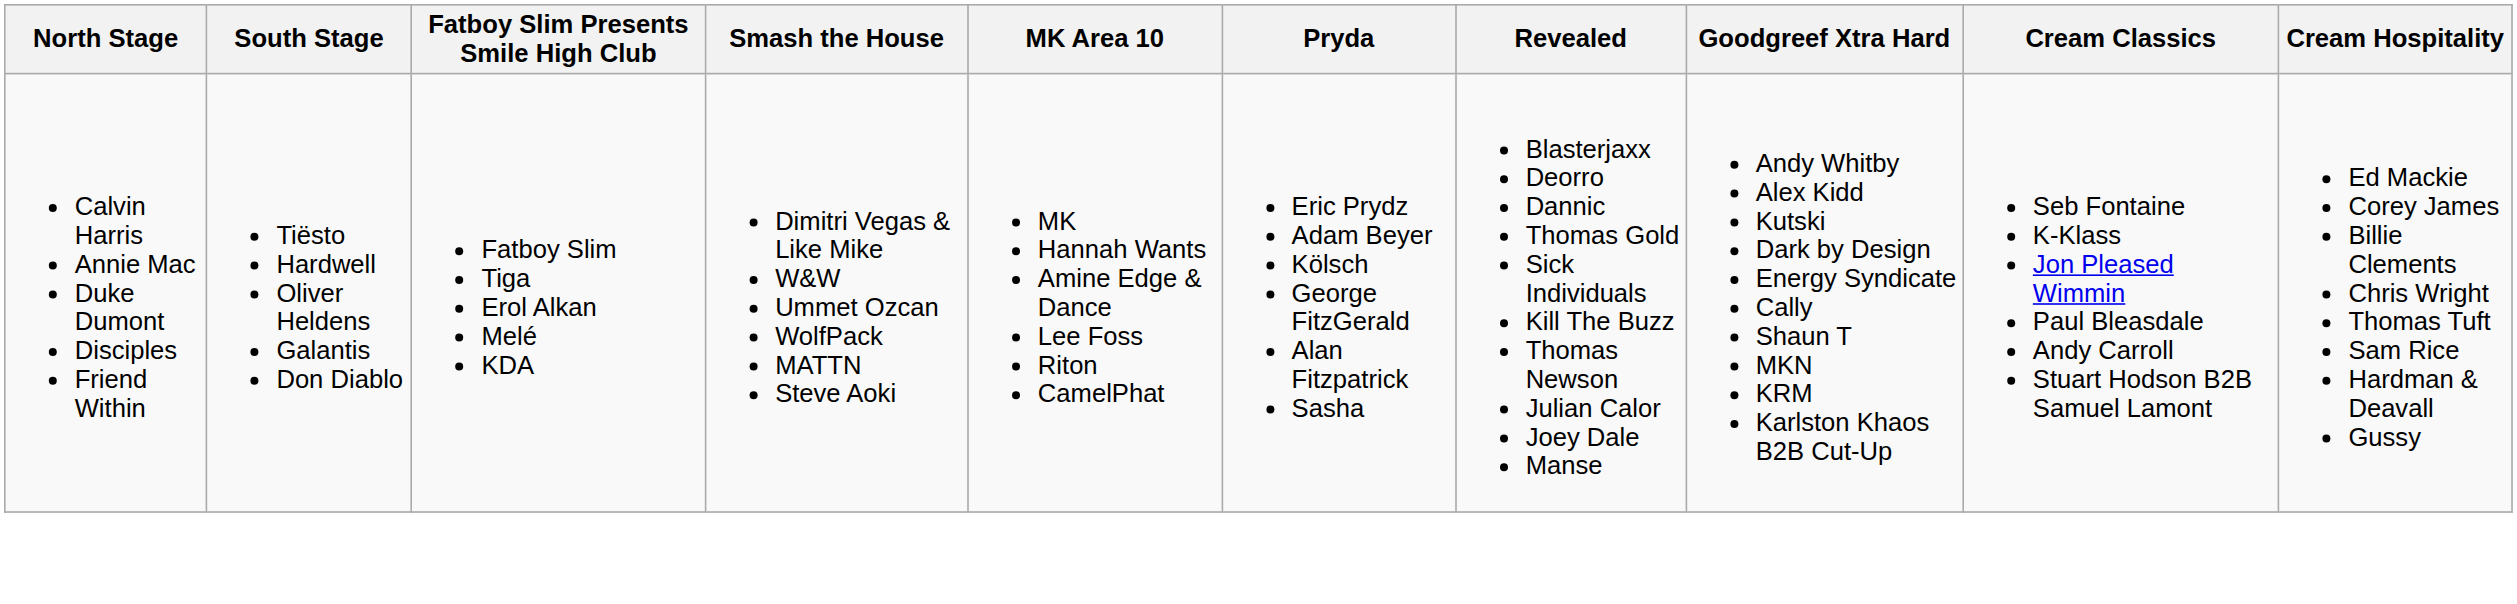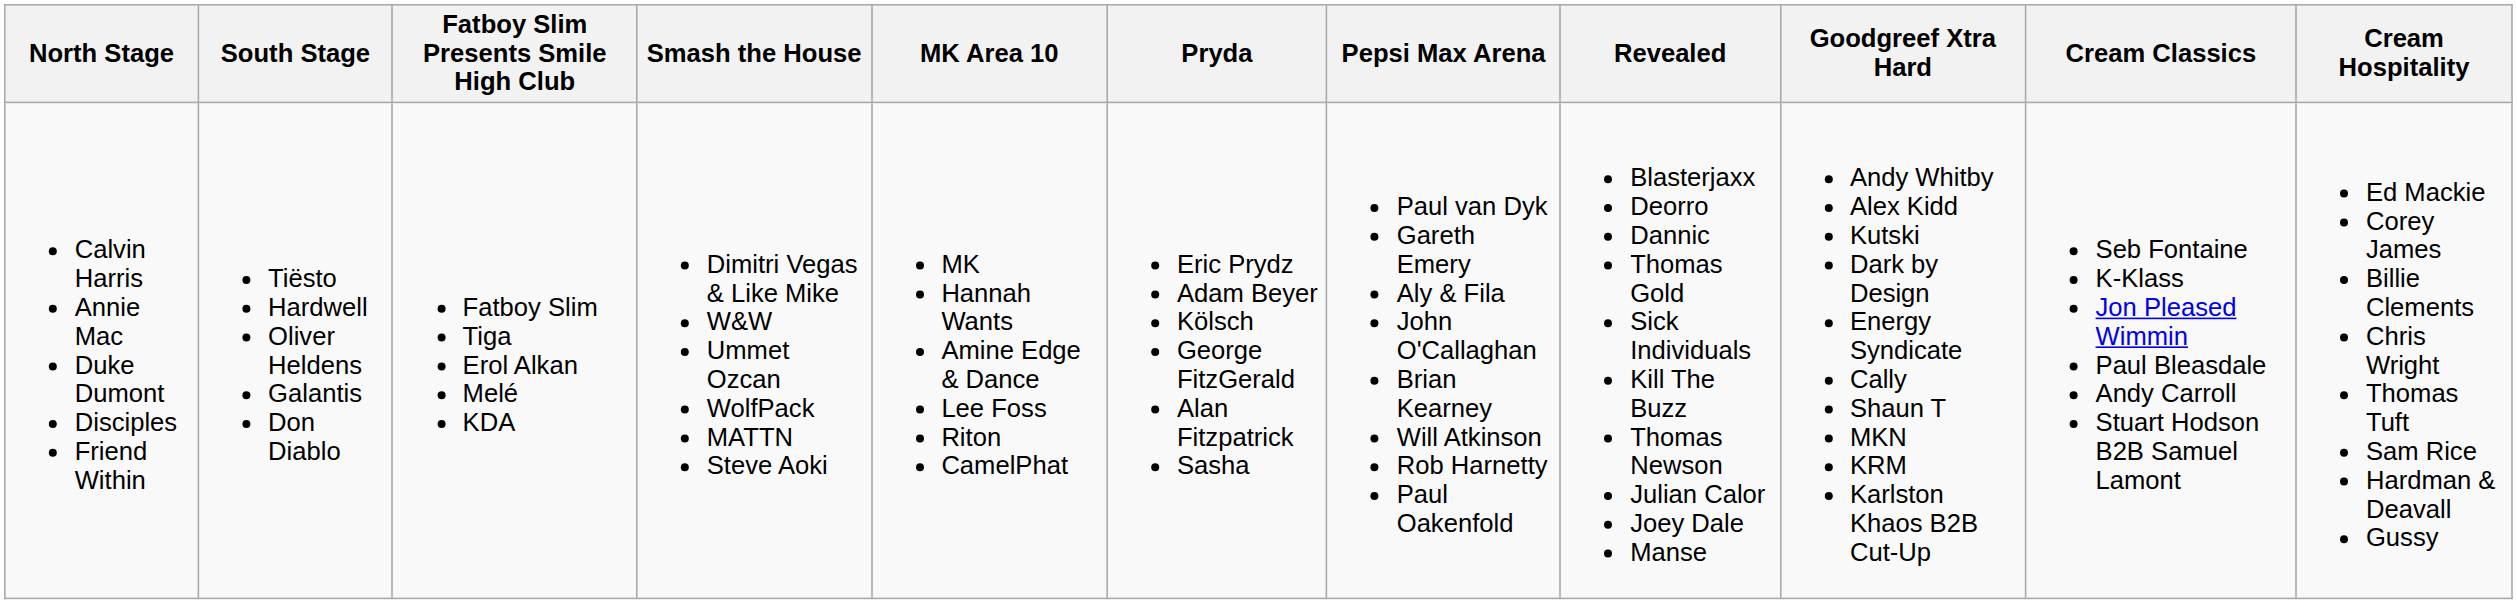+ column: (1444, 53)
